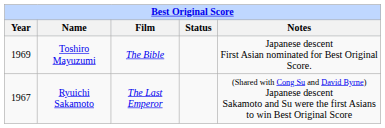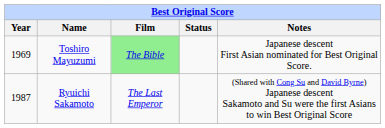(145, 54) no background -> (145, 54) lightgreen background
(21, 98) 1967 -> (21, 98) 1987
